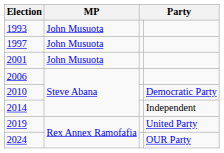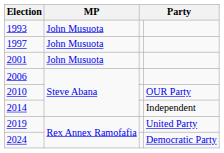(181, 92) Democratic Party -> (169, 92) OUR Party
(169, 140) OUR Party -> (181, 140) Democratic Party
